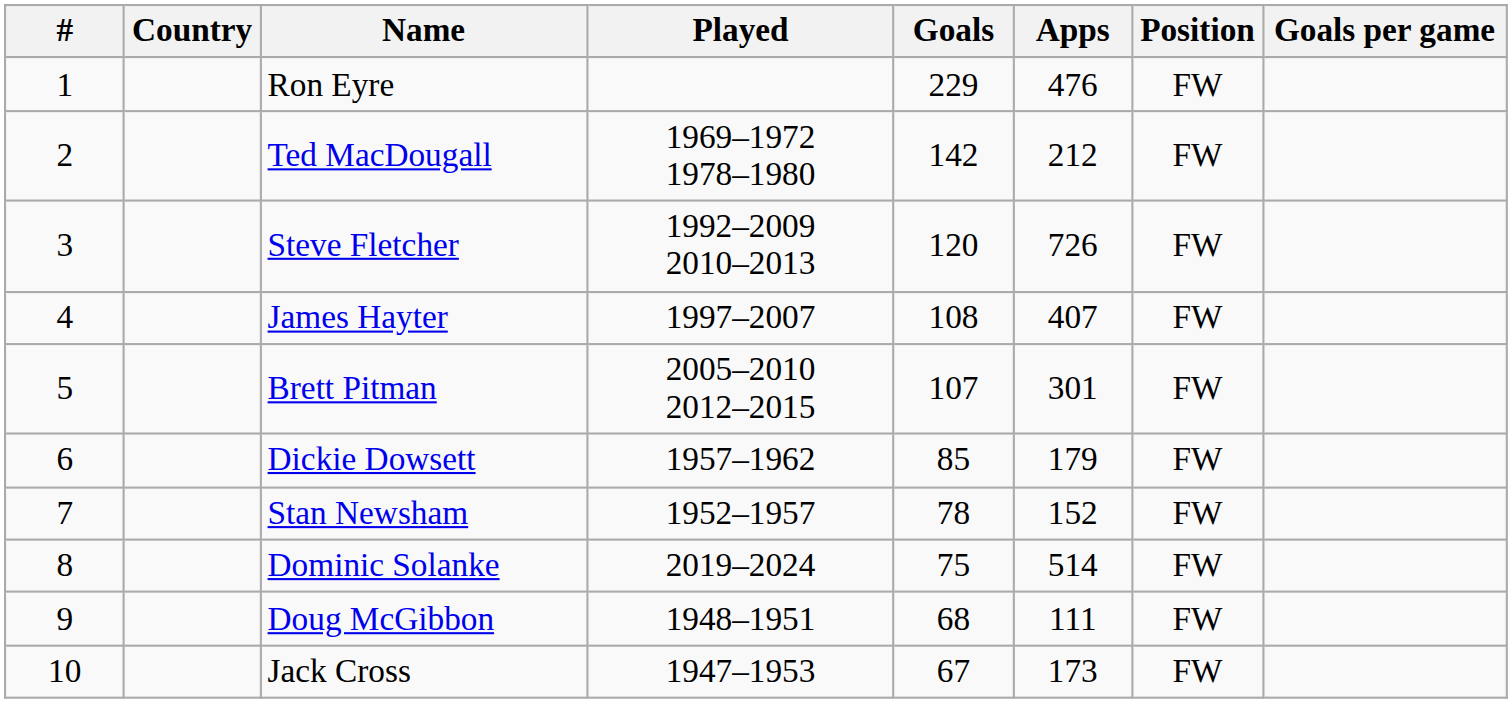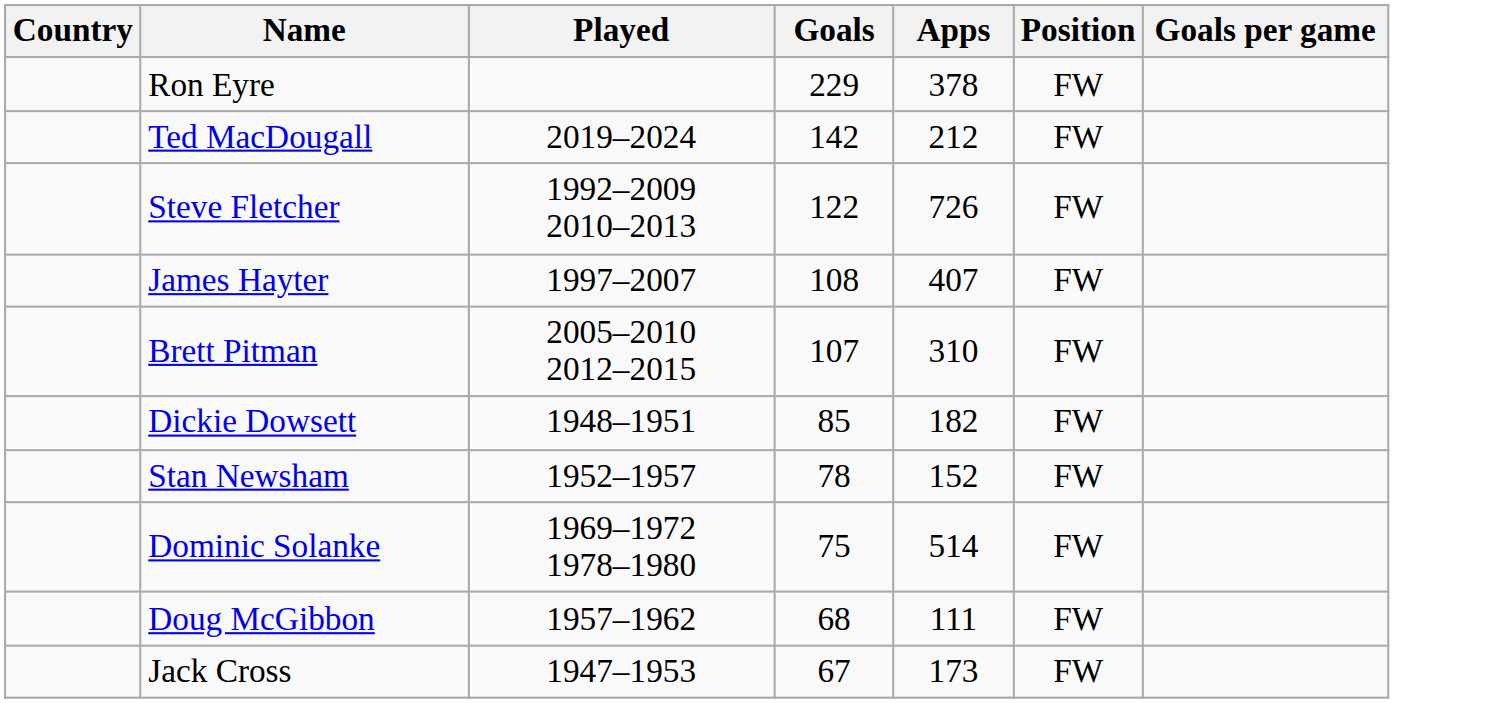- column: (65, 30)
(1073, 83) 476 -> (953, 83) 378
(741, 155) 1969–1972 1978–1980 -> (621, 136) 2019–2024
(953, 245) 120 -> (834, 207) 122
(1073, 388) 301 -> (953, 350) 310
(741, 459) 1957–1962 -> (621, 422) 1948–1951
(1073, 459) 179 -> (953, 422) 182
(741, 565) 2019–2024 -> (621, 546) 1969–1972 1978–1980
(741, 618) 1948–1951 -> (621, 618) 1957–1962
